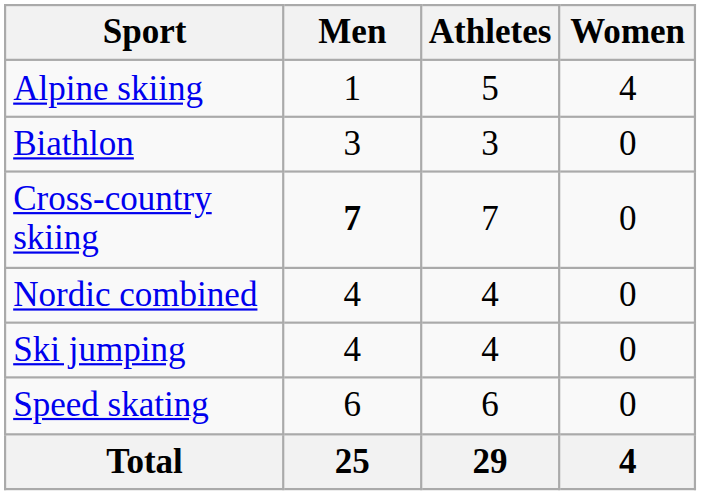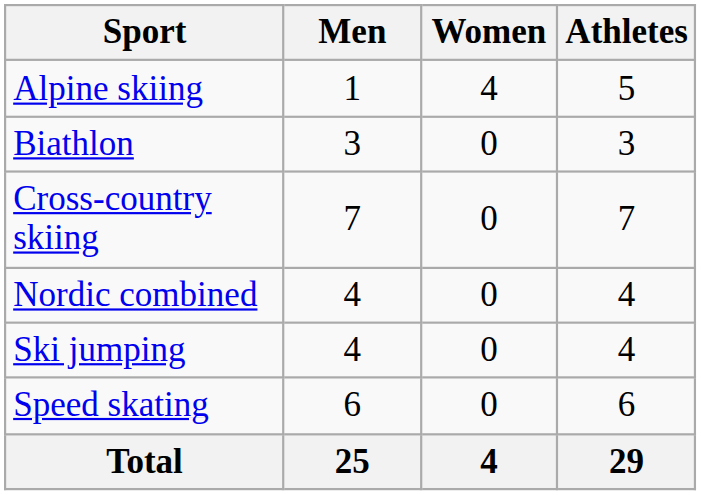columns swapped: (628, 32) <-> (490, 32)
(352, 218) bold -> (352, 218) normal
